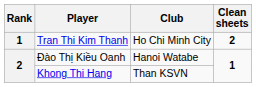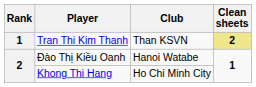(172, 40) Ho Chi Minh City -> (160, 40) Than KSVN
(232, 40) no background -> (232, 40) khaki background
(160, 73) Than KSVN -> (172, 73) Ho Chi Minh City
